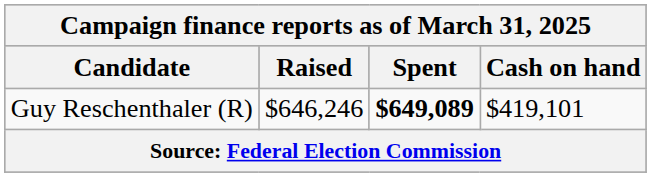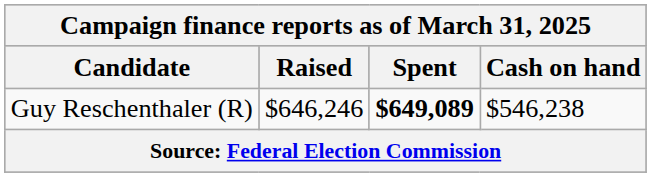(535, 108) $419,101 -> (535, 108) $546,238
